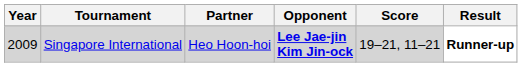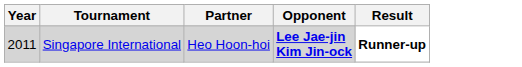- column: (400, 15)
(22, 44) 2009 -> (22, 44) 2011
